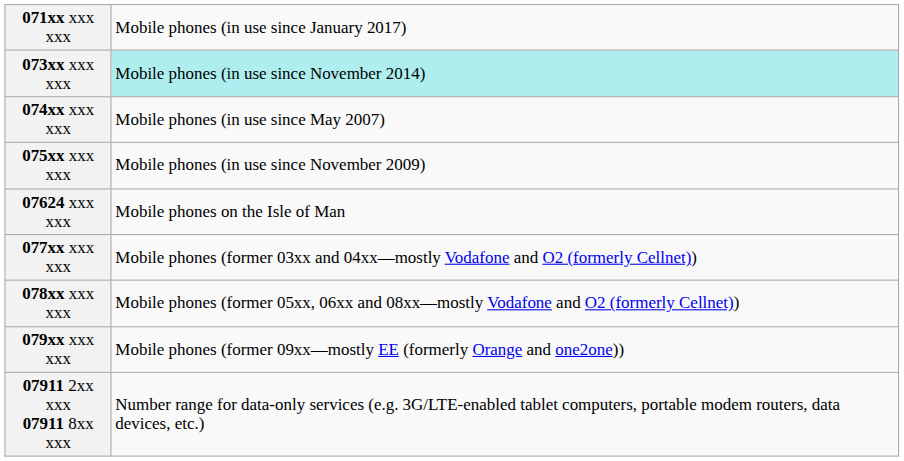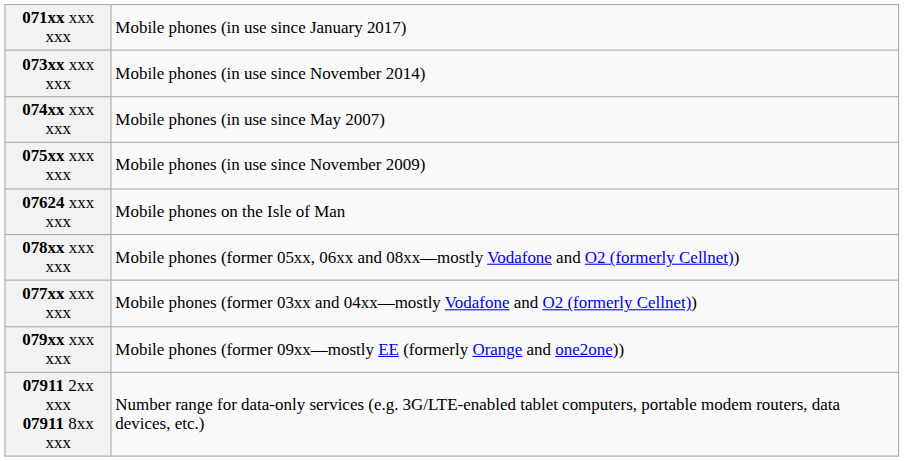(270, 73) paleturquoise background -> (270, 73) no background
rows swapped: (58, 257) <-> (58, 303)
